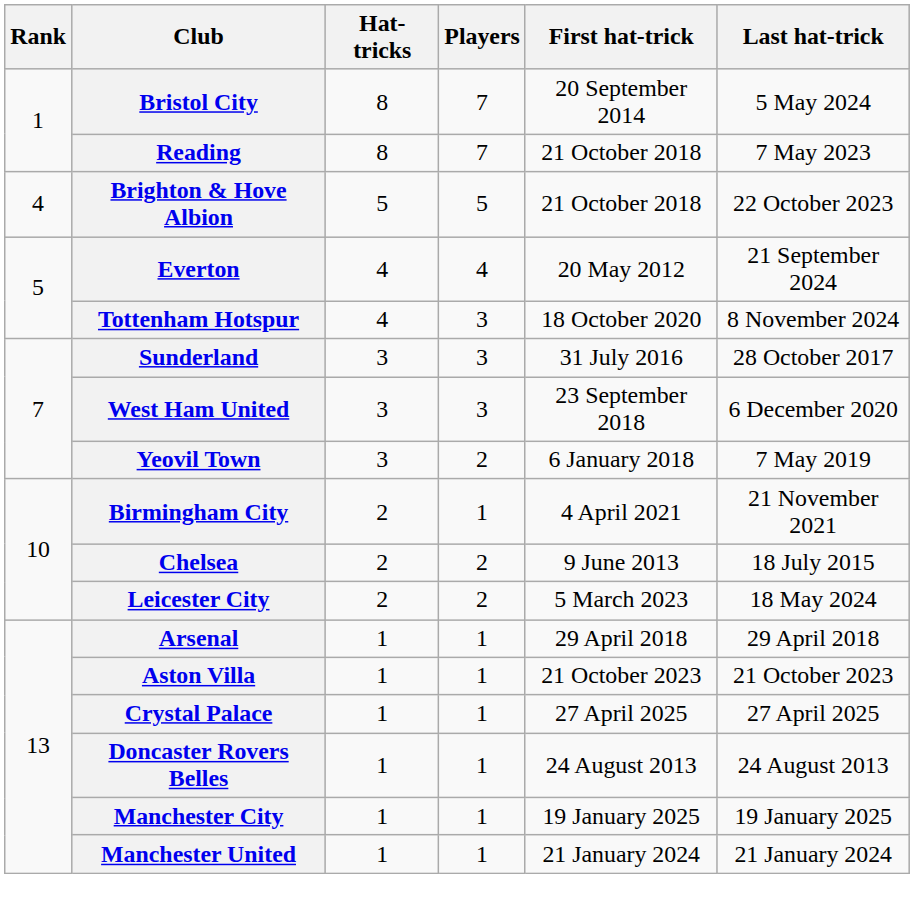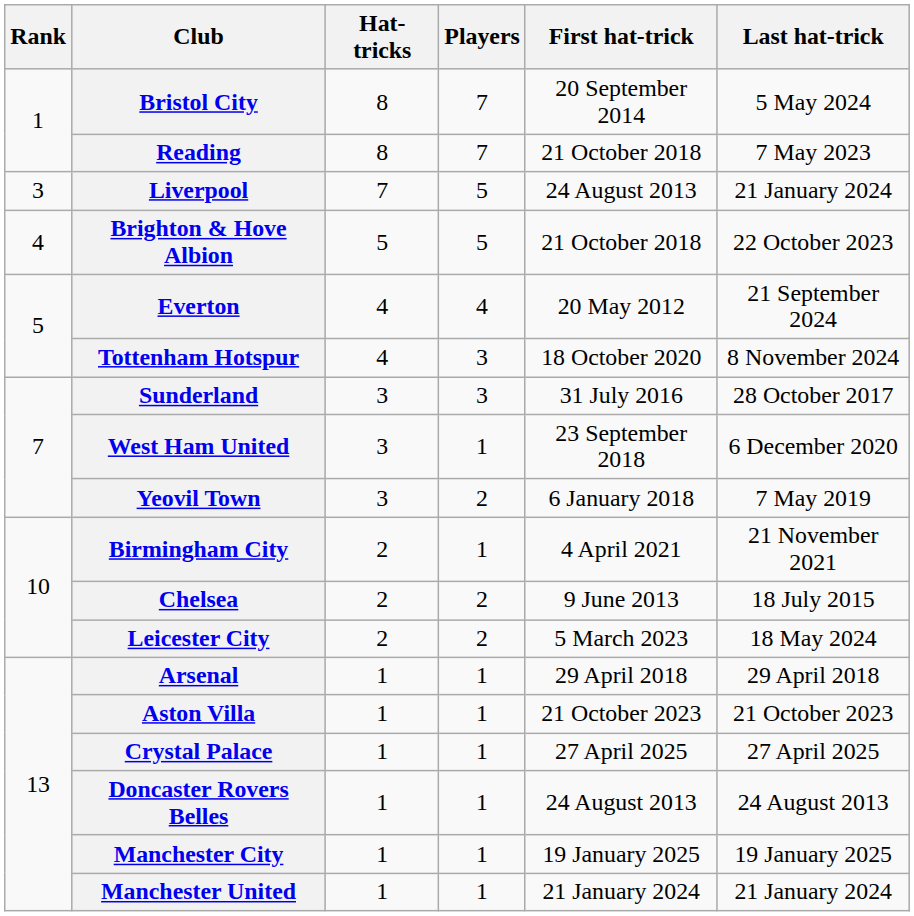+ row: (199, 190)
(482, 408) 3 -> (482, 446) 1
